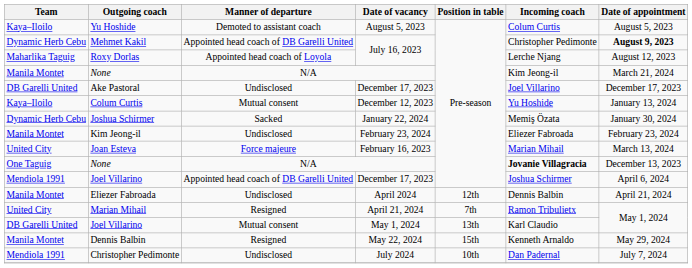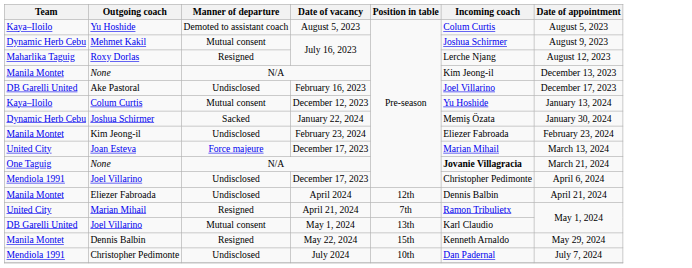(268, 42) Appointed head coach of DB Garelli United -> (236, 42) Mutual consent
(552, 42) Christopher Pedimonte -> (475, 42) Joshua Schirmer
(643, 42) bold -> (579, 42) normal
(268, 57) Appointed head coach of Loyola -> (236, 57) Resigned
(643, 73) March 21, 2024 -> (579, 73) December 13, 2023
(395, 88) December 17, 2023 -> (331, 88) February 16, 2023
(395, 149) February 16, 2023 -> (331, 149) December 17, 2023
(643, 164) December 13, 2023 -> (579, 164) March 21, 2024
(268, 179) Appointed head coach of DB Garelli United -> (236, 179) Undisclosed
(540, 179) Joshua Schirmer -> (488, 179) Christopher Pedimonte
